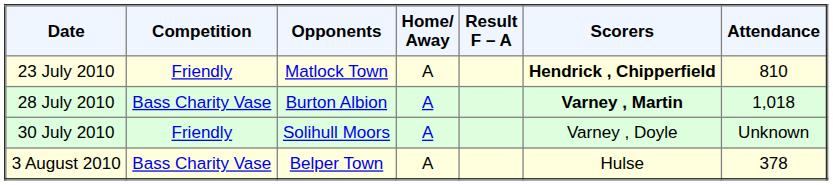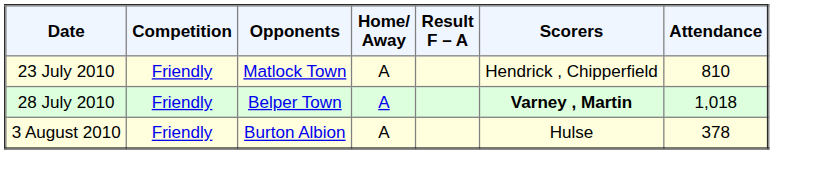(622, 71) bold -> (572, 71) normal
(202, 102) Bass Charity Vase -> (182, 102) Friendly
(336, 102) Burton Albion -> (295, 102) Belper Town
- row: (66, 133)
(202, 163) Bass Charity Vase -> (182, 133) Friendly
(336, 163) Belper Town -> (295, 133) Burton Albion
